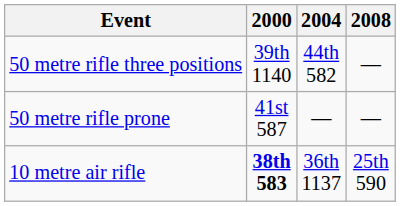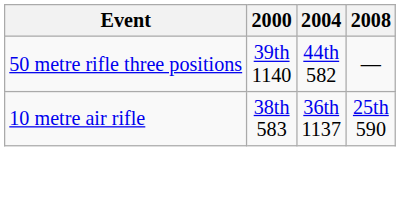- row: (90, 118)
(272, 173) bold -> (272, 118) normal
